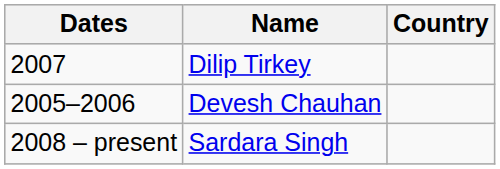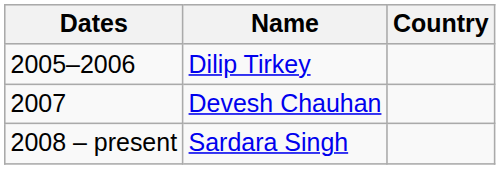(38, 63) 2007 -> (73, 63) 2005–2006
(73, 103) 2005–2006 -> (38, 103) 2007
